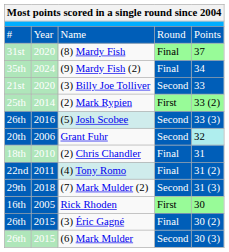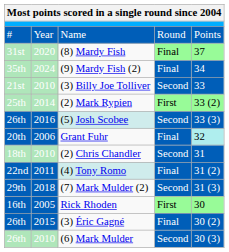(45, 86) 2020 -> (45, 86) 2010
(173, 137) Second -> (173, 137) Final
(173, 154) Final -> (173, 154) Second
(45, 239) 2015 -> (45, 239) 2010
